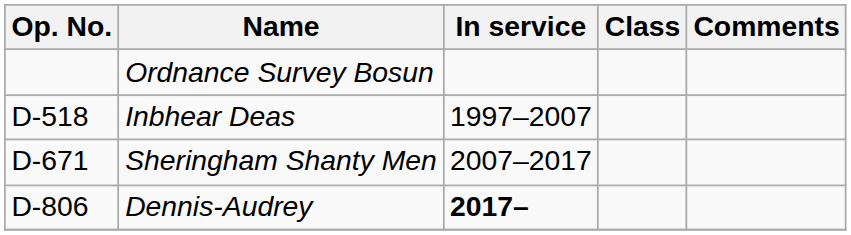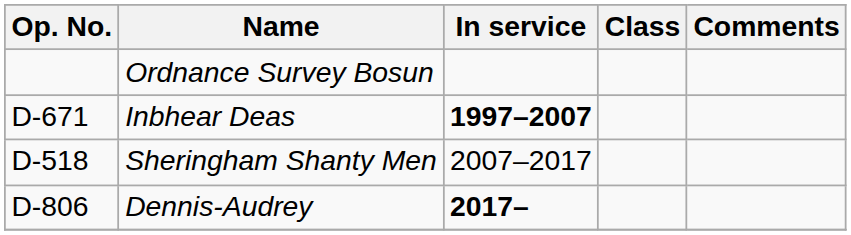(50, 116) D-518 -> (50, 116) D-671
(521, 116) normal -> (521, 116) bold
(50, 161) D-671 -> (50, 161) D-518
